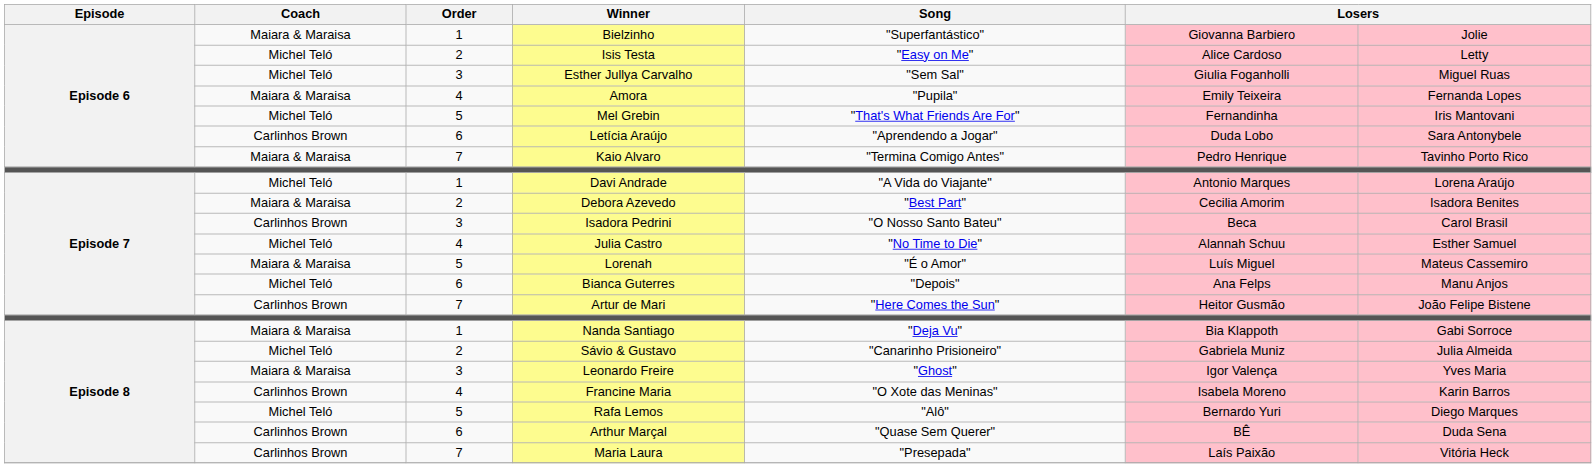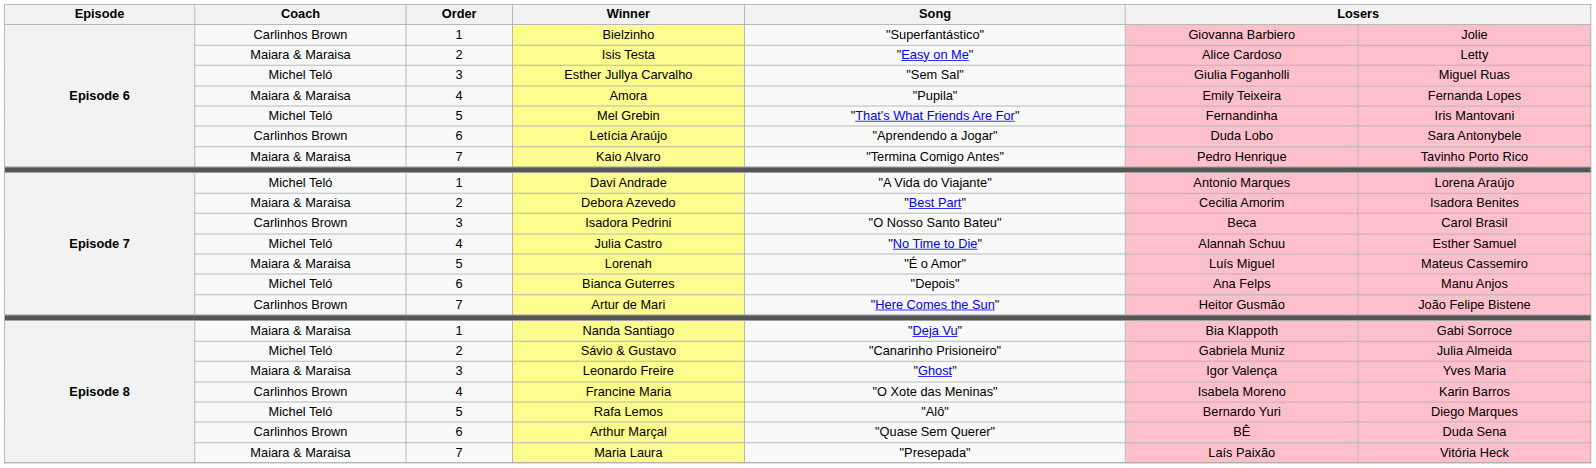(301, 34) Maiara & Maraisa -> (301, 34) Carlinhos Brown
(301, 55) Michel Teló -> (301, 55) Maiara & Maraisa
(301, 452) Carlinhos Brown -> (301, 452) Maiara & Maraisa
